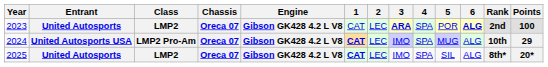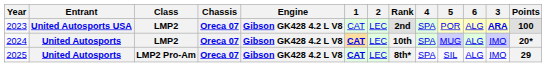columns swapped: (401, 11) <-> (498, 11)
(82, 25) United Autosports -> (82, 25) United Autosports USA
(472, 25) bold -> (474, 25) normal
(82, 40) United Autosports USA -> (82, 40) United Autosports
(166, 40) LMP2 Pro-Am -> (166, 40) LMP2
(527, 40) 29 -> (526, 40) 20*
(166, 54) LMP2 -> (166, 54) LMP2 Pro-Am
(527, 54) 20* -> (526, 54) 29
